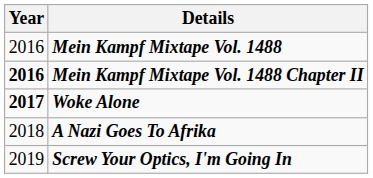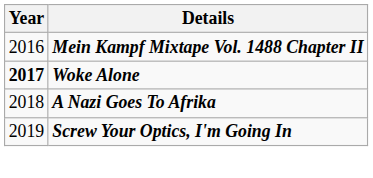- row: (167, 46)
(26, 74) bold -> (26, 46) normal
